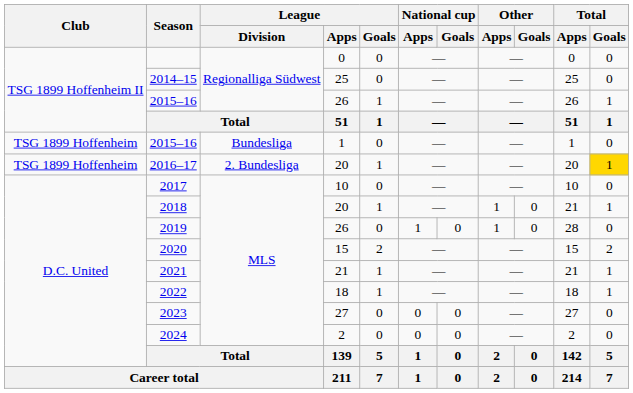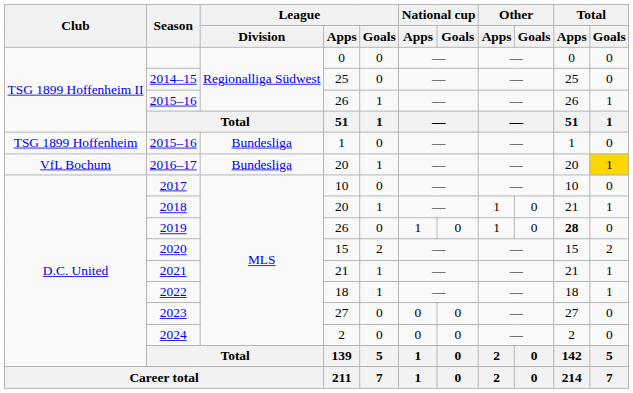(76, 164) TSG 1899 Hoffenheim -> (76, 164) VfL Bochum
(262, 164) 2. Bundesliga -> (262, 164) Bundesliga
(572, 228) normal -> (572, 228) bold
